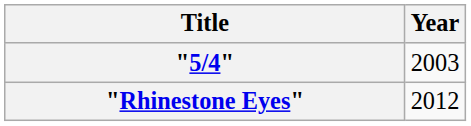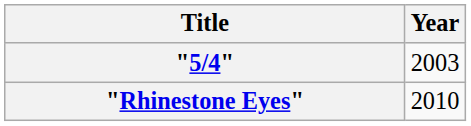(435, 100) 2012 -> (435, 100) 2010
